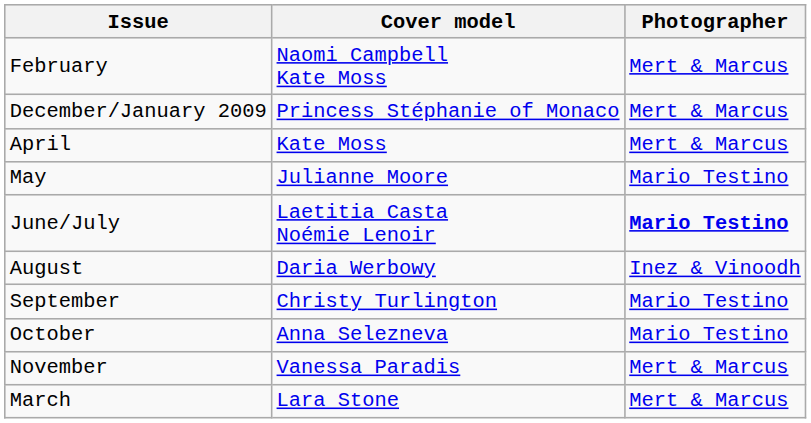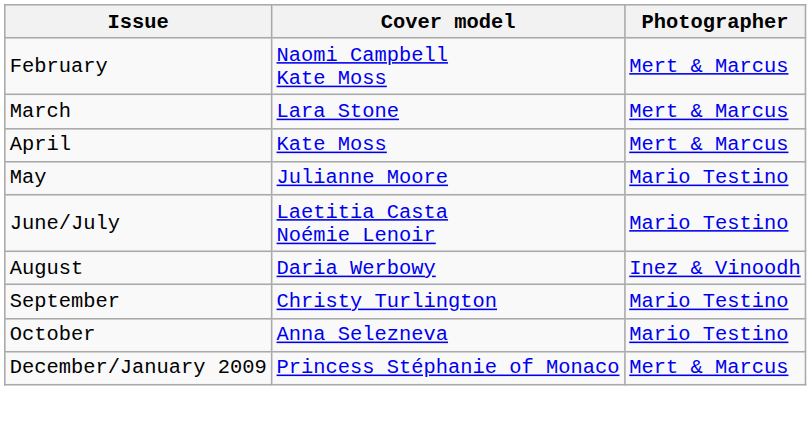rows swapped: (40, 401) <-> (138, 111)
(709, 223) bold -> (709, 223) normal
- row: (59, 368)
